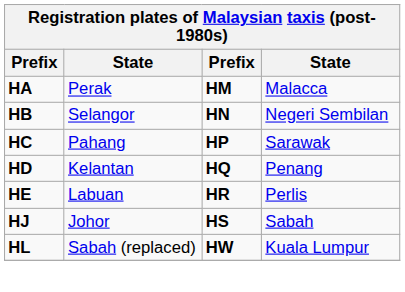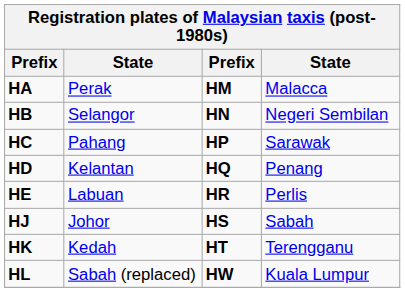+ row: (20, 247)
